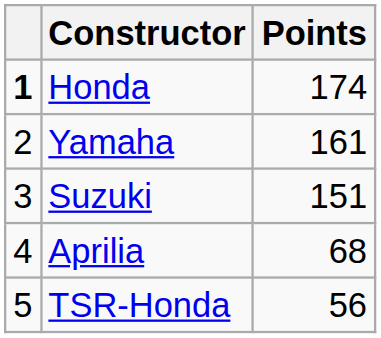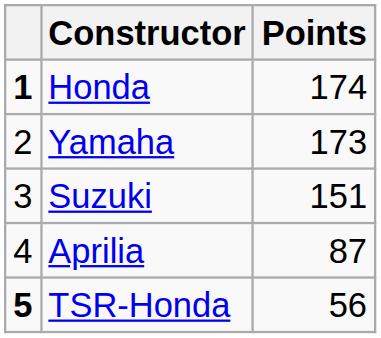(338, 142) 161 -> (338, 142) 173
(348, 251) 68 -> (348, 251) 87
(23, 306) normal -> (23, 306) bold
